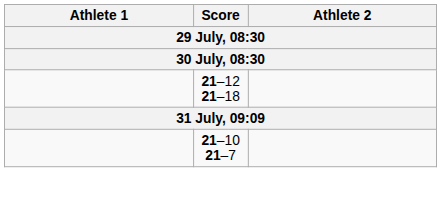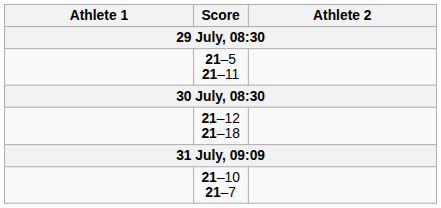+ row: (221, 67)
